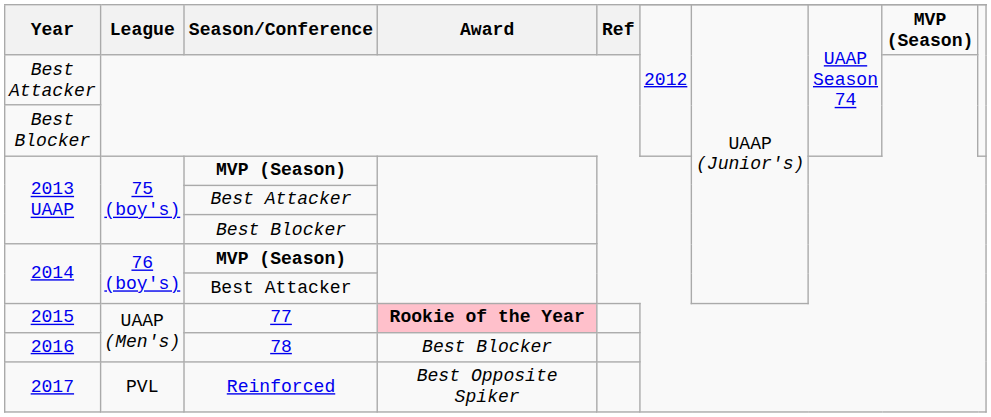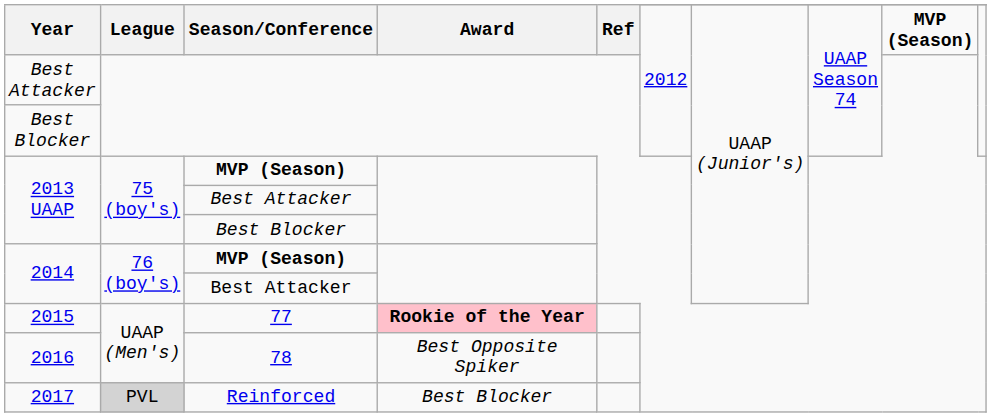(487, 347) Best Blocker -> (487, 357) Best Opposite Spiker
(142, 387) no background -> (142, 397) lightgrey background
(487, 387) Best Opposite Spiker -> (487, 397) Best Blocker
